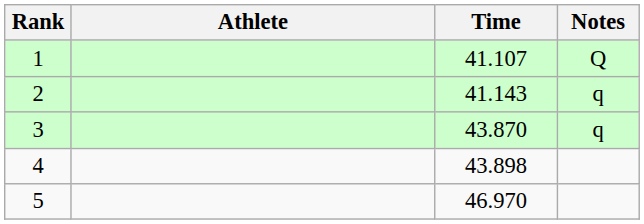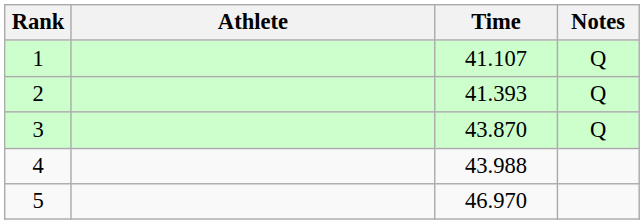(496, 93) 41.143 -> (496, 93) 41.393
(598, 93) q -> (598, 93) Q
(598, 129) q -> (598, 129) Q
(496, 165) 43.898 -> (496, 165) 43.988
